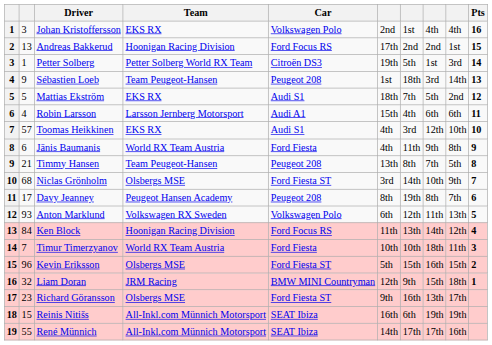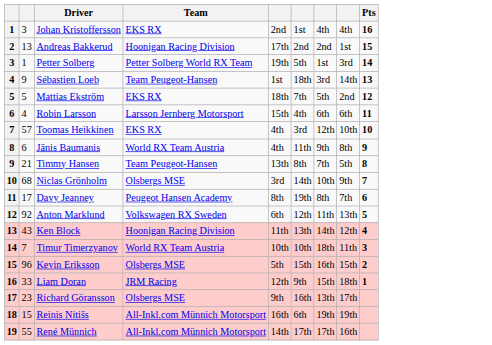- column: (323, 13)
(27, 214) 93 -> (27, 214) 92
(27, 231) 84 -> (27, 231) 43
(27, 281) 32 -> (27, 281) 33
